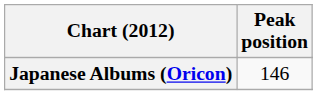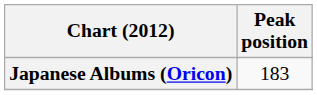(275, 73) 146 -> (275, 73) 183
